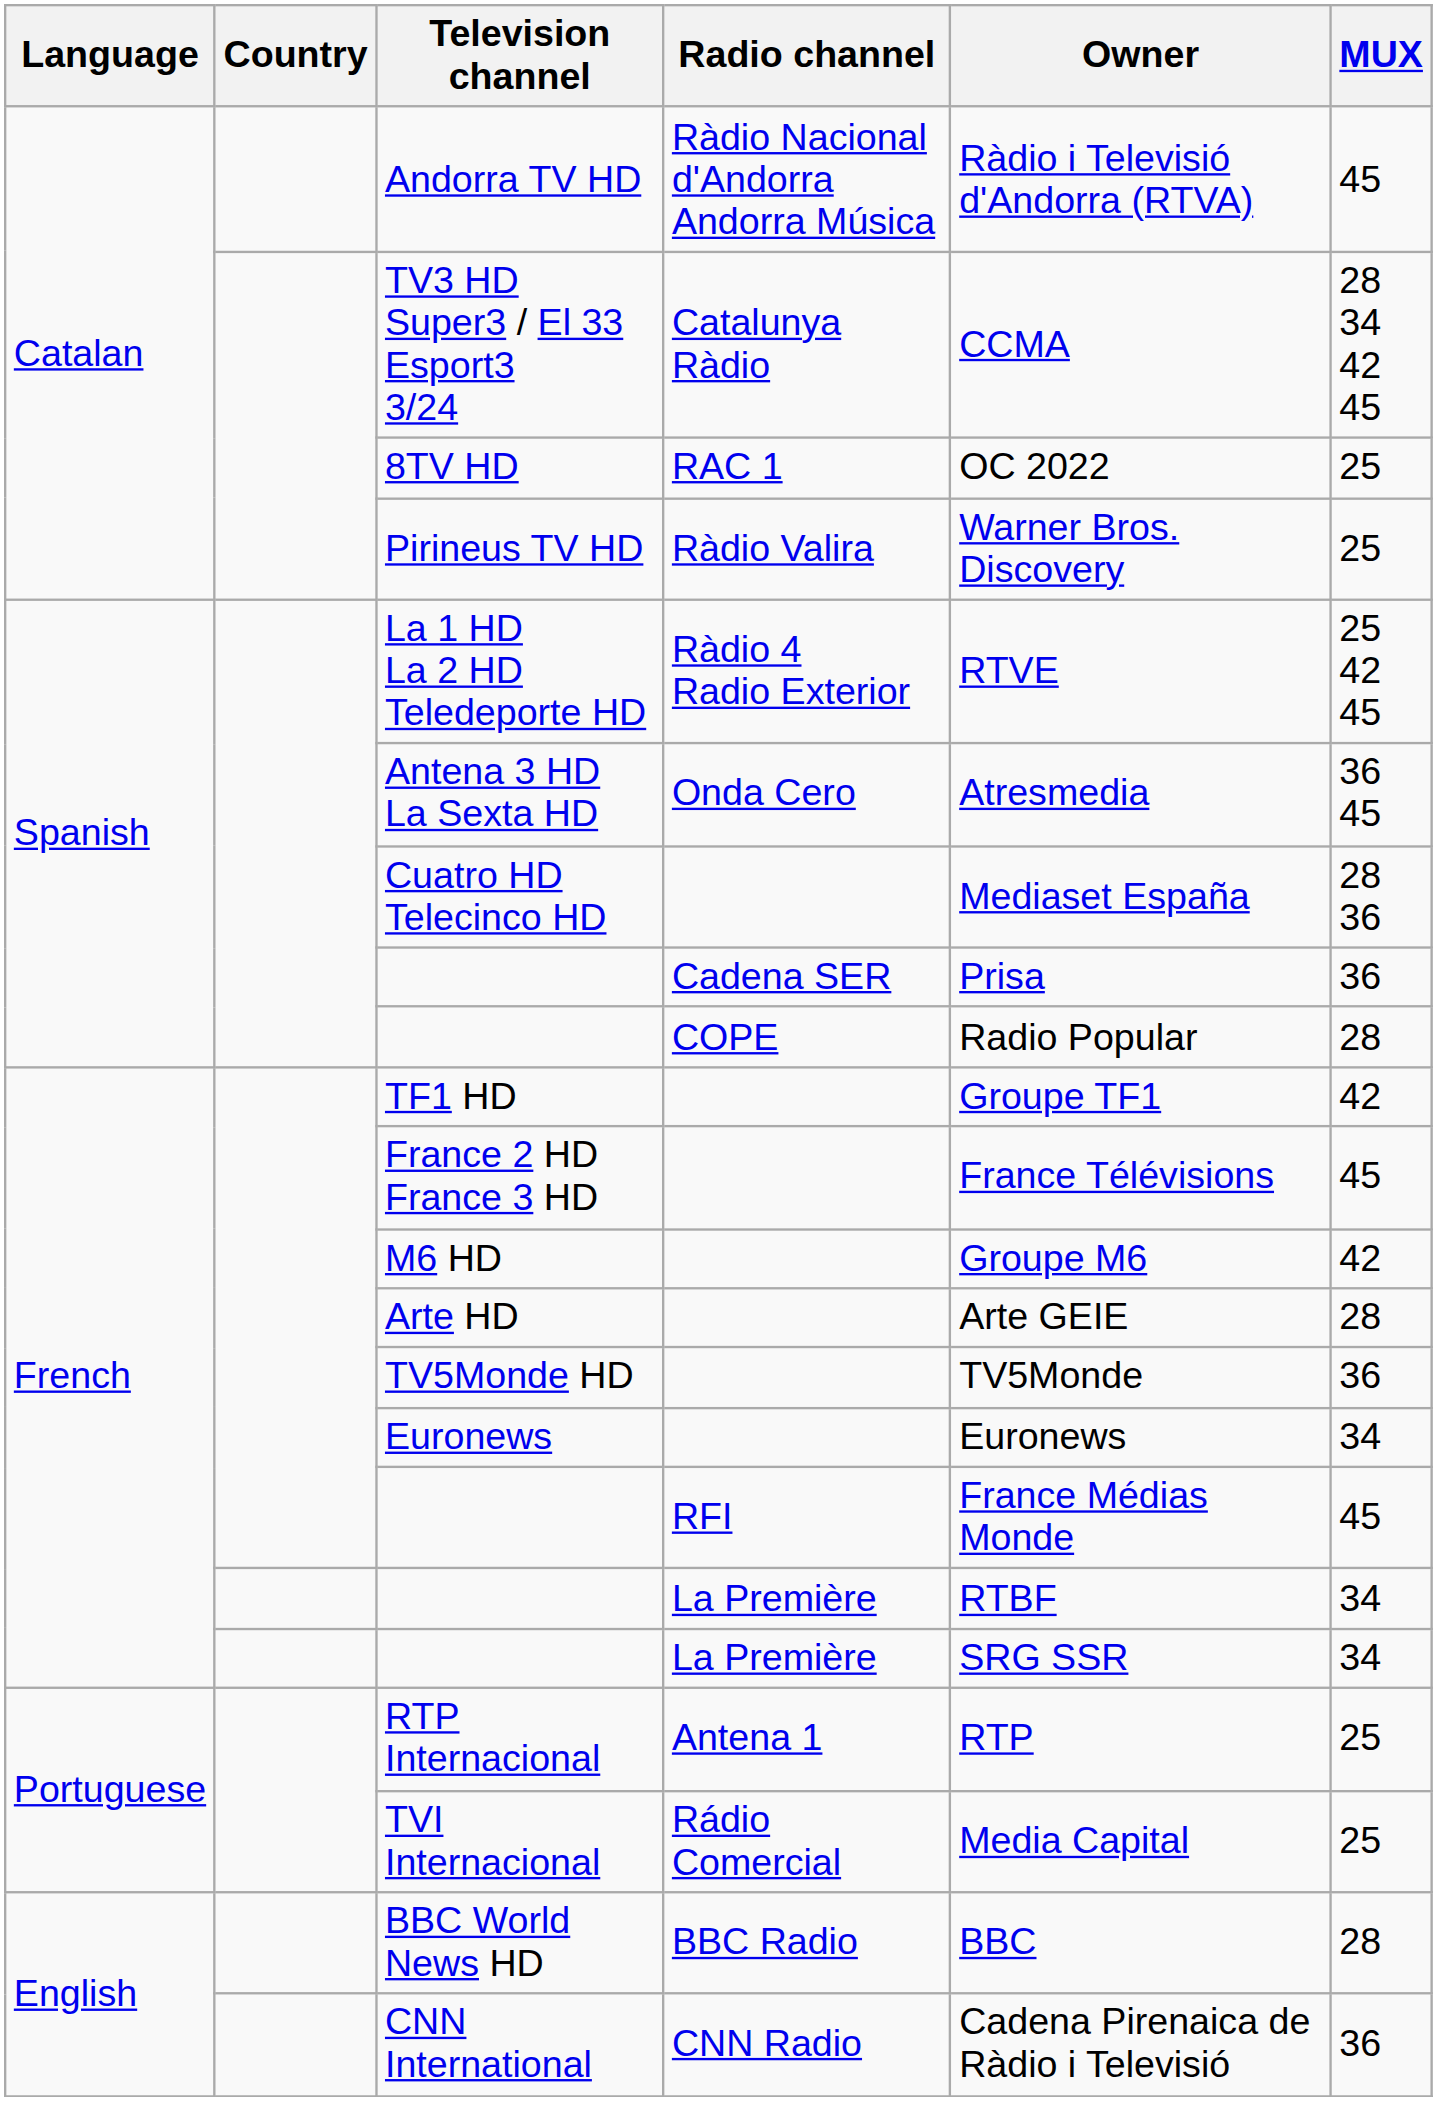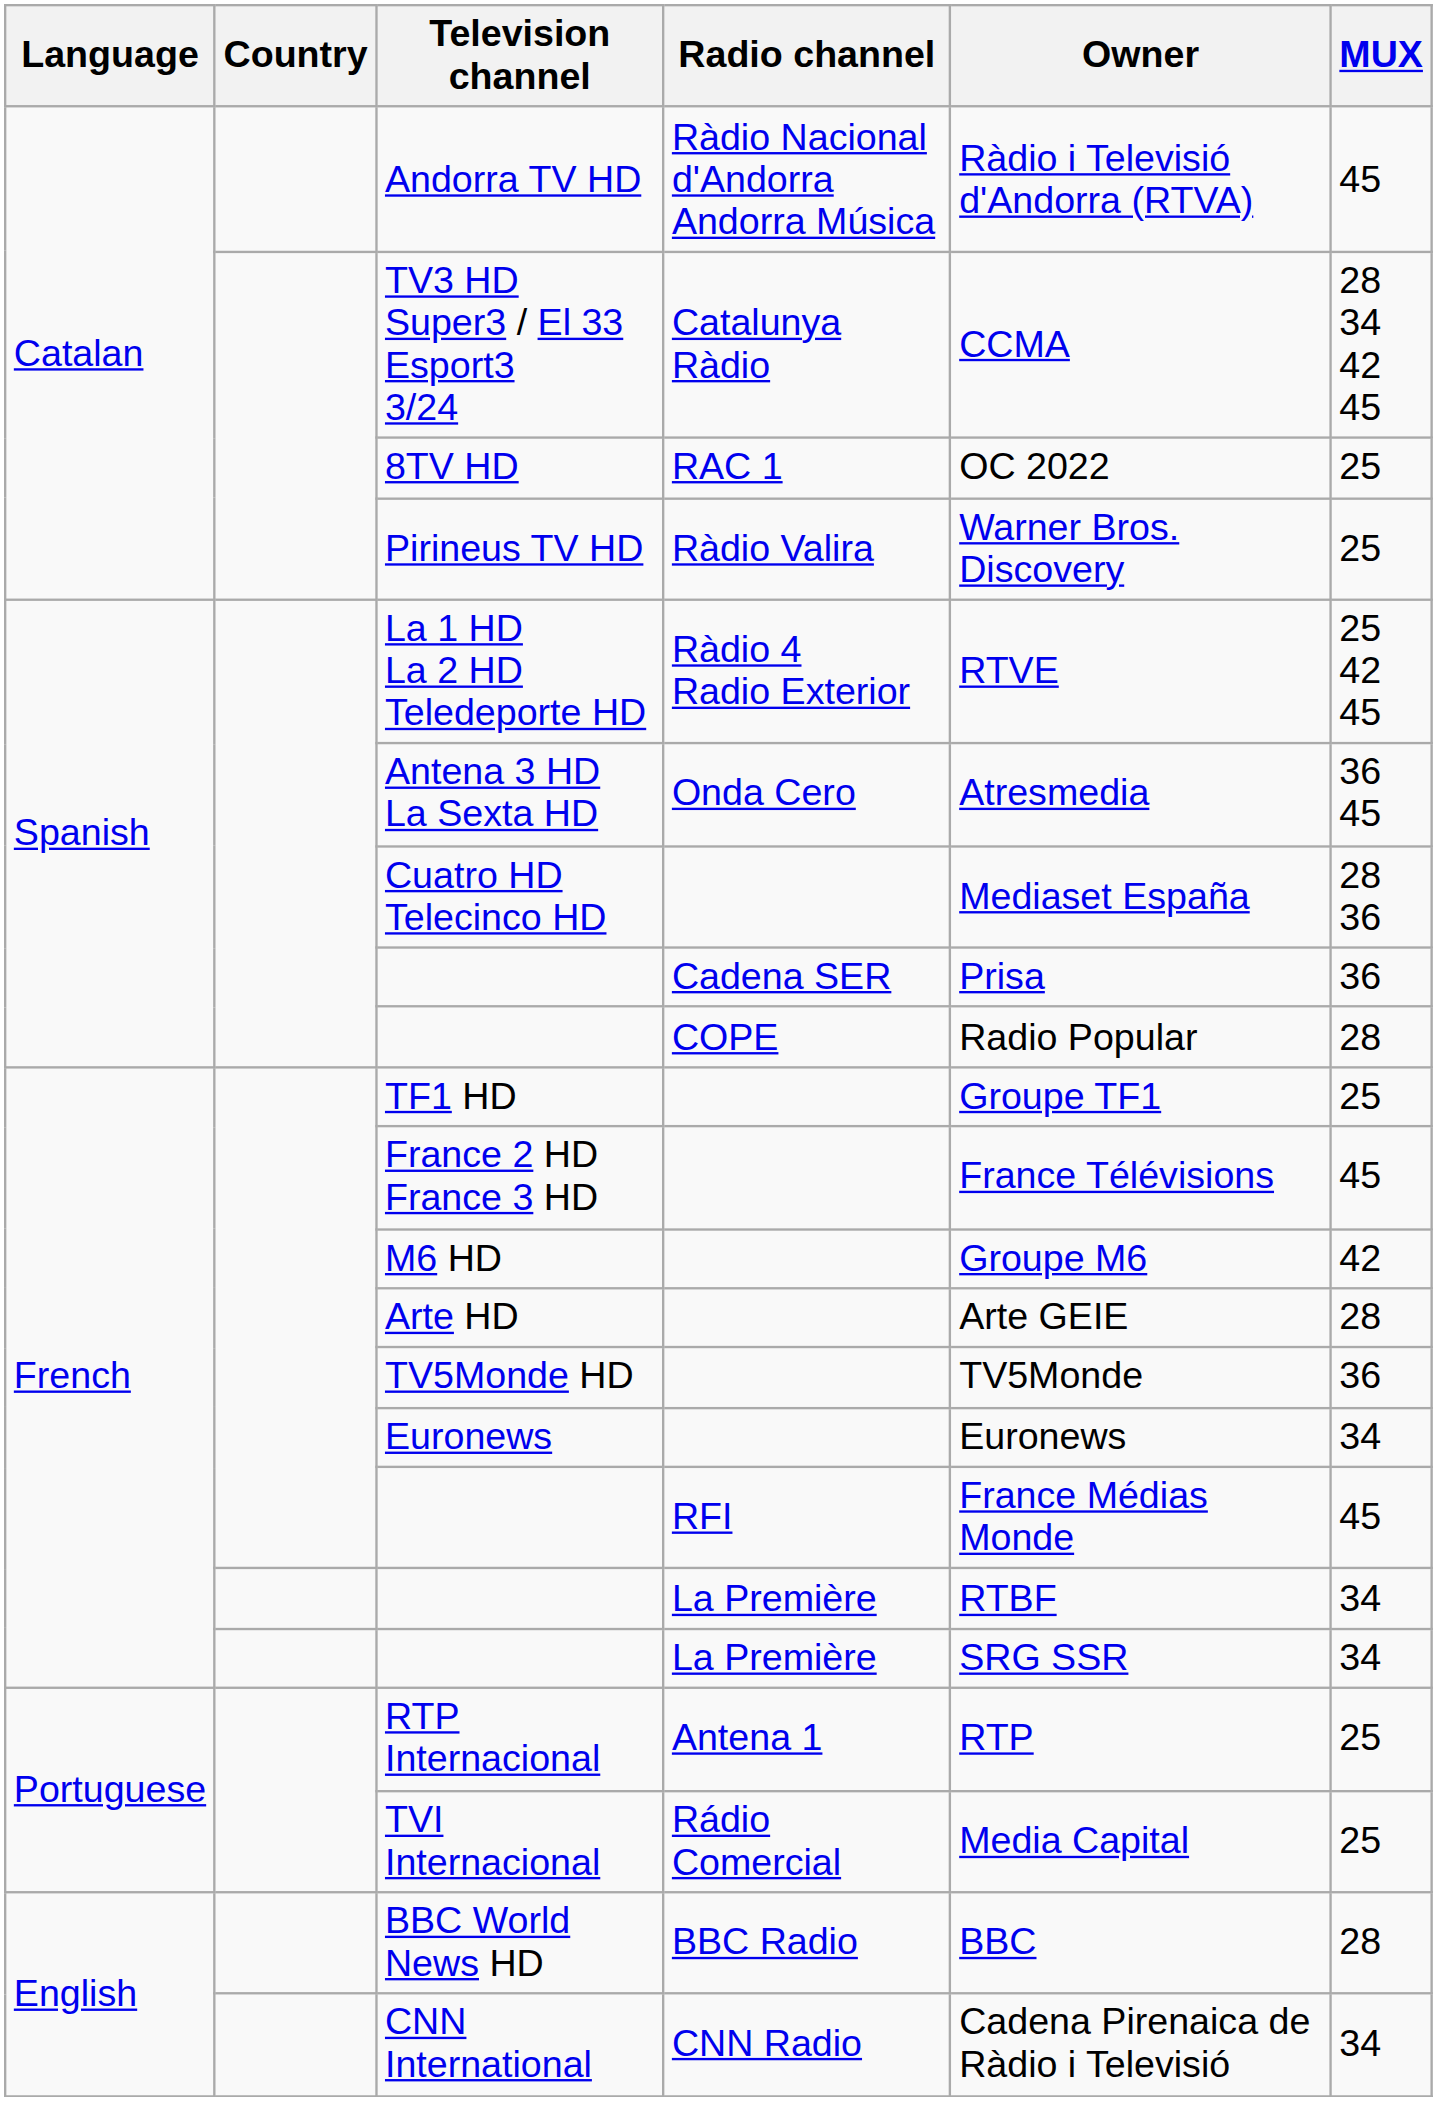(1360, 1095) 42 -> (1360, 1095) 25
(1360, 2044) 36 -> (1360, 2044) 34
